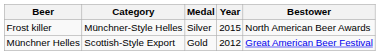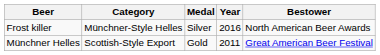(230, 27) 2015 -> (230, 27) 2016
(230, 43) 2012 -> (230, 43) 2011
